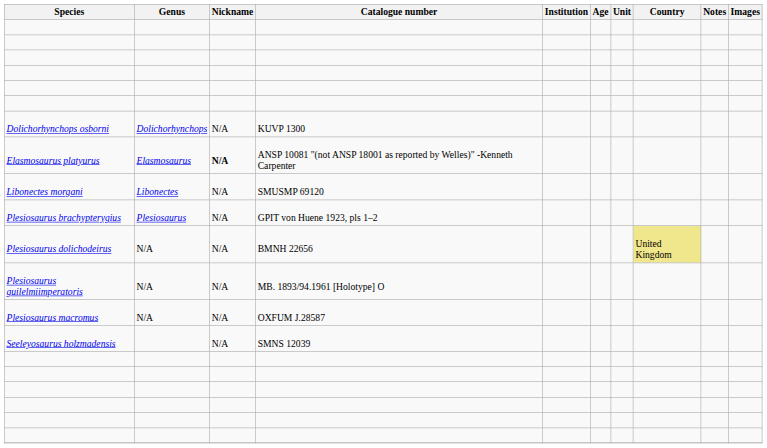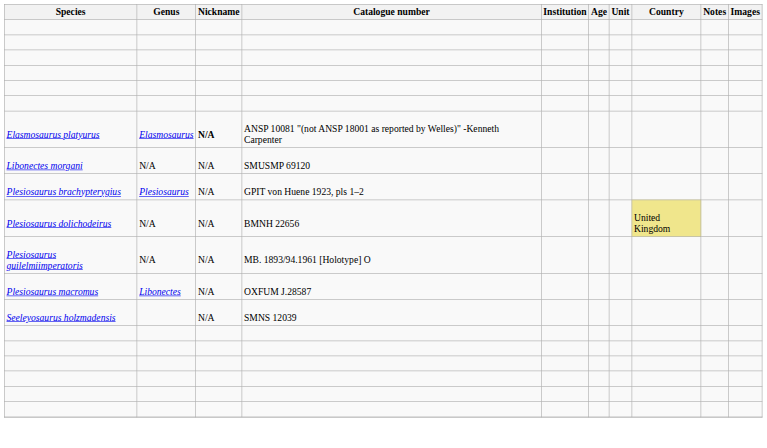- row: (58, 129)
(157, 192) Libonectes -> (147, 166) N/A
(145, 318) N/A -> (160, 292) Libonectes
